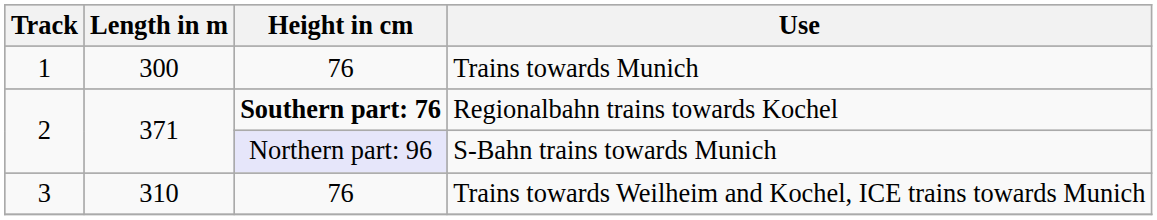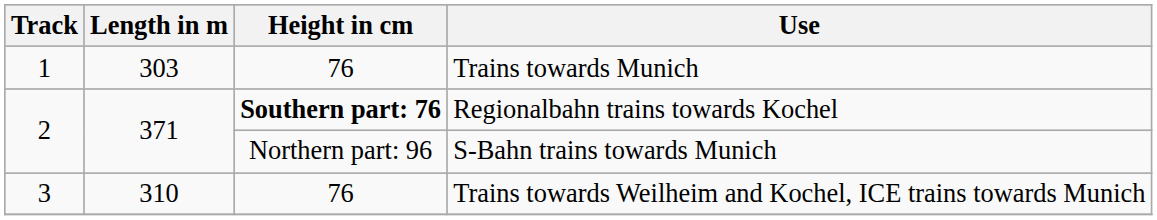(159, 67) 300 -> (159, 67) 303
(341, 151) lavender background -> (341, 151) no background
